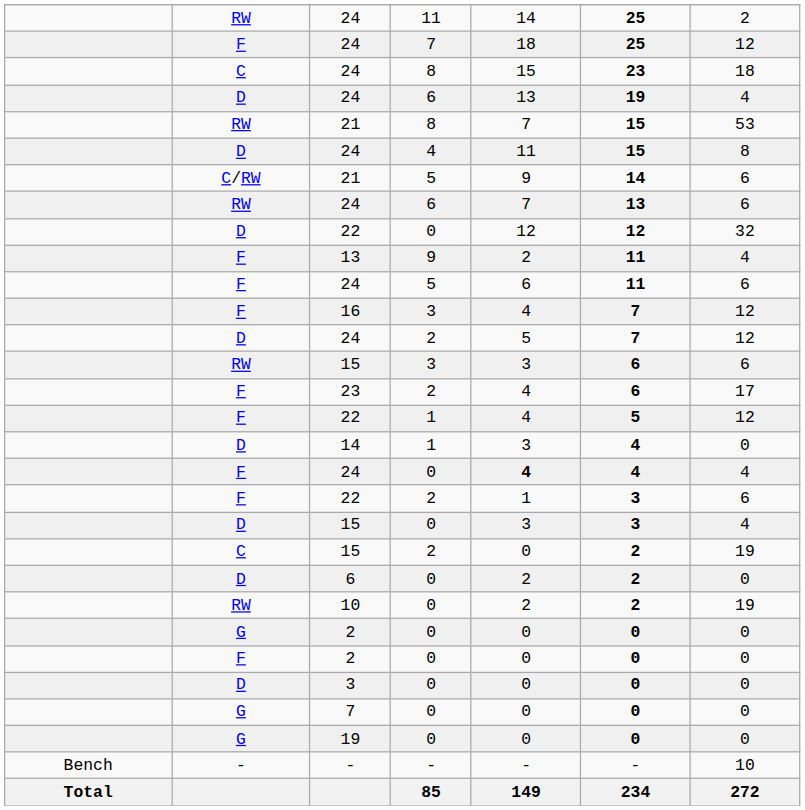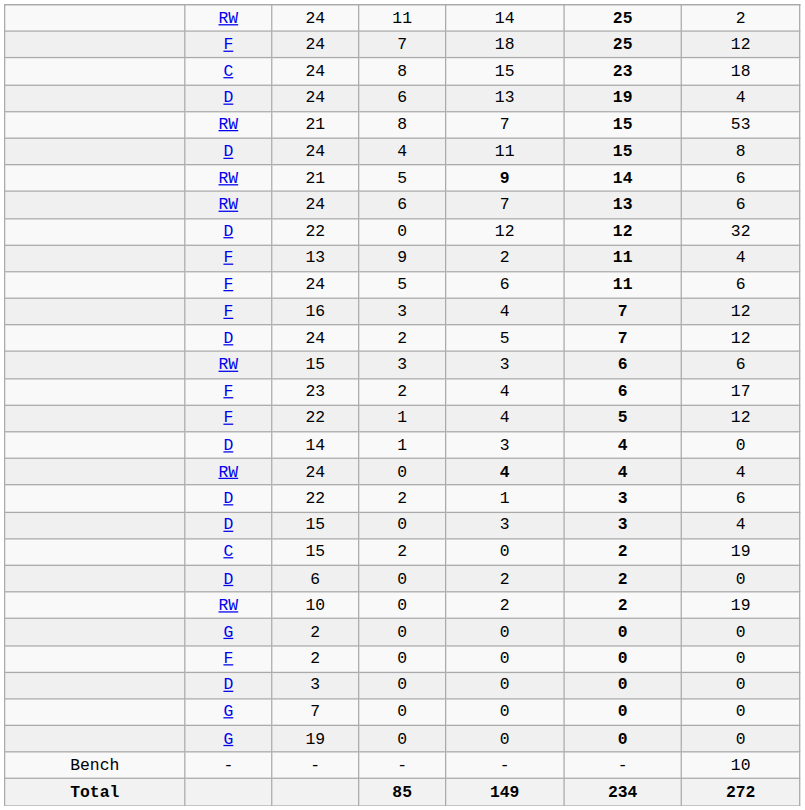(241, 178) C/RW -> (228, 178) RW
(526, 178) normal -> (505, 178) bold
(241, 472) F -> (228, 472) RW
(241, 499) F -> (228, 499) D
